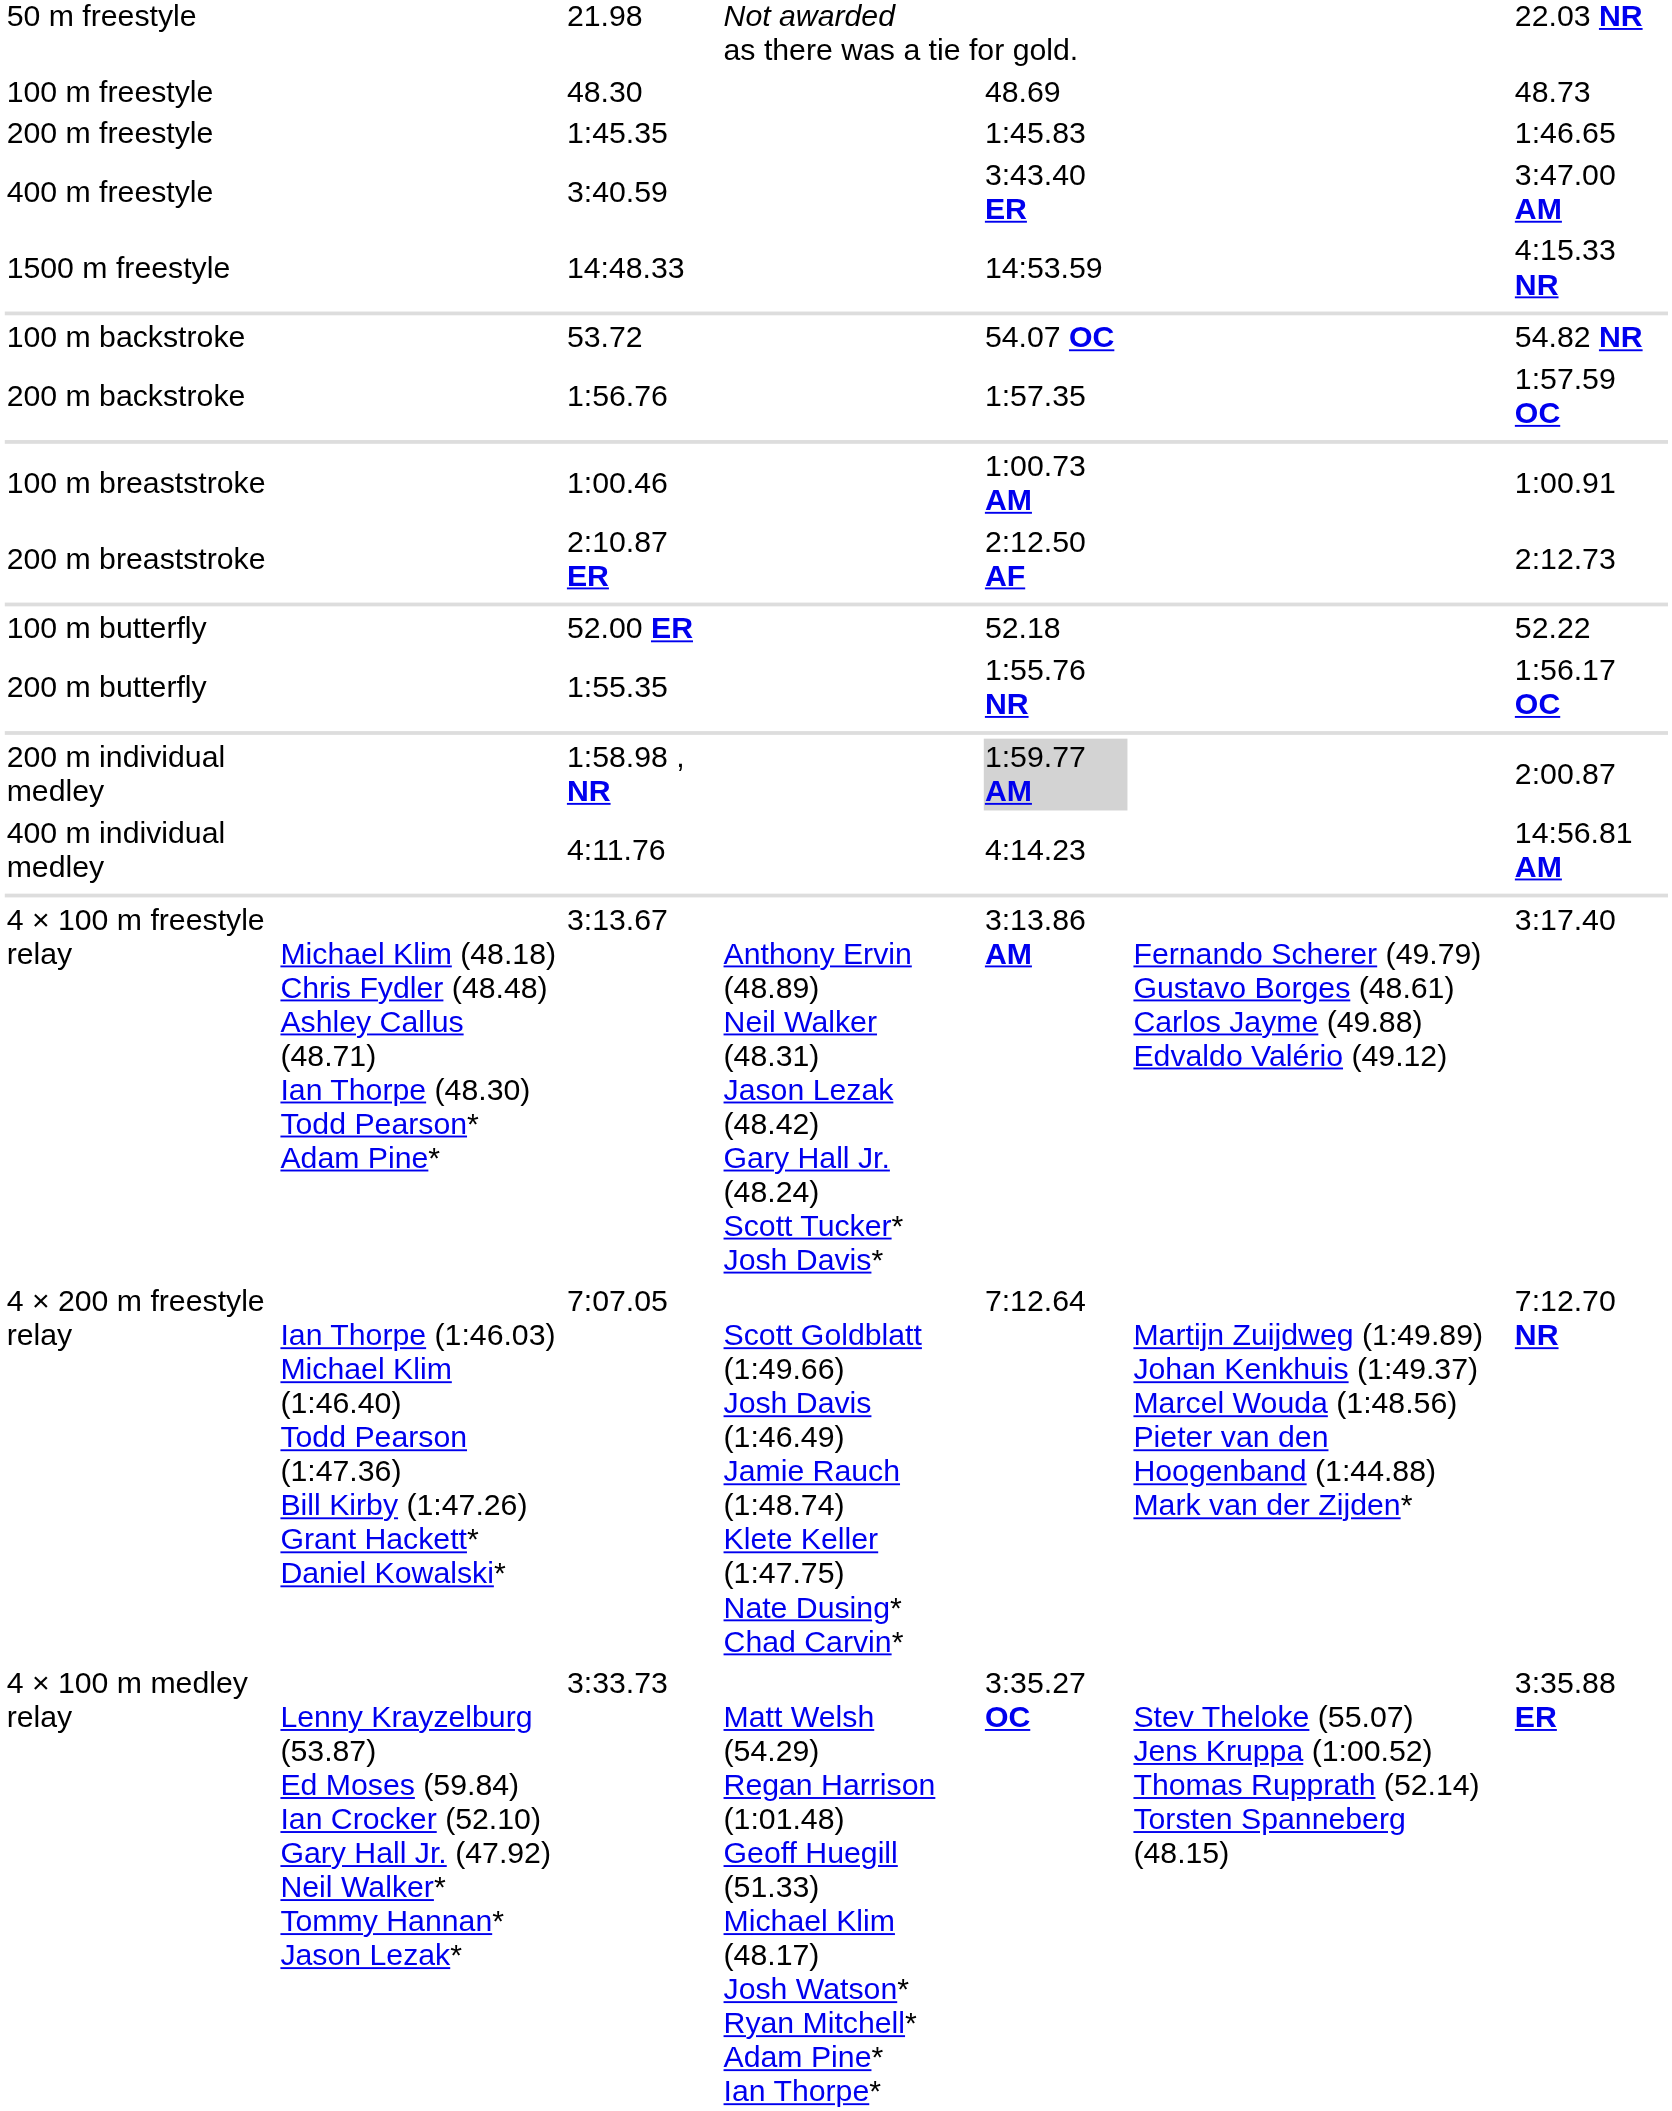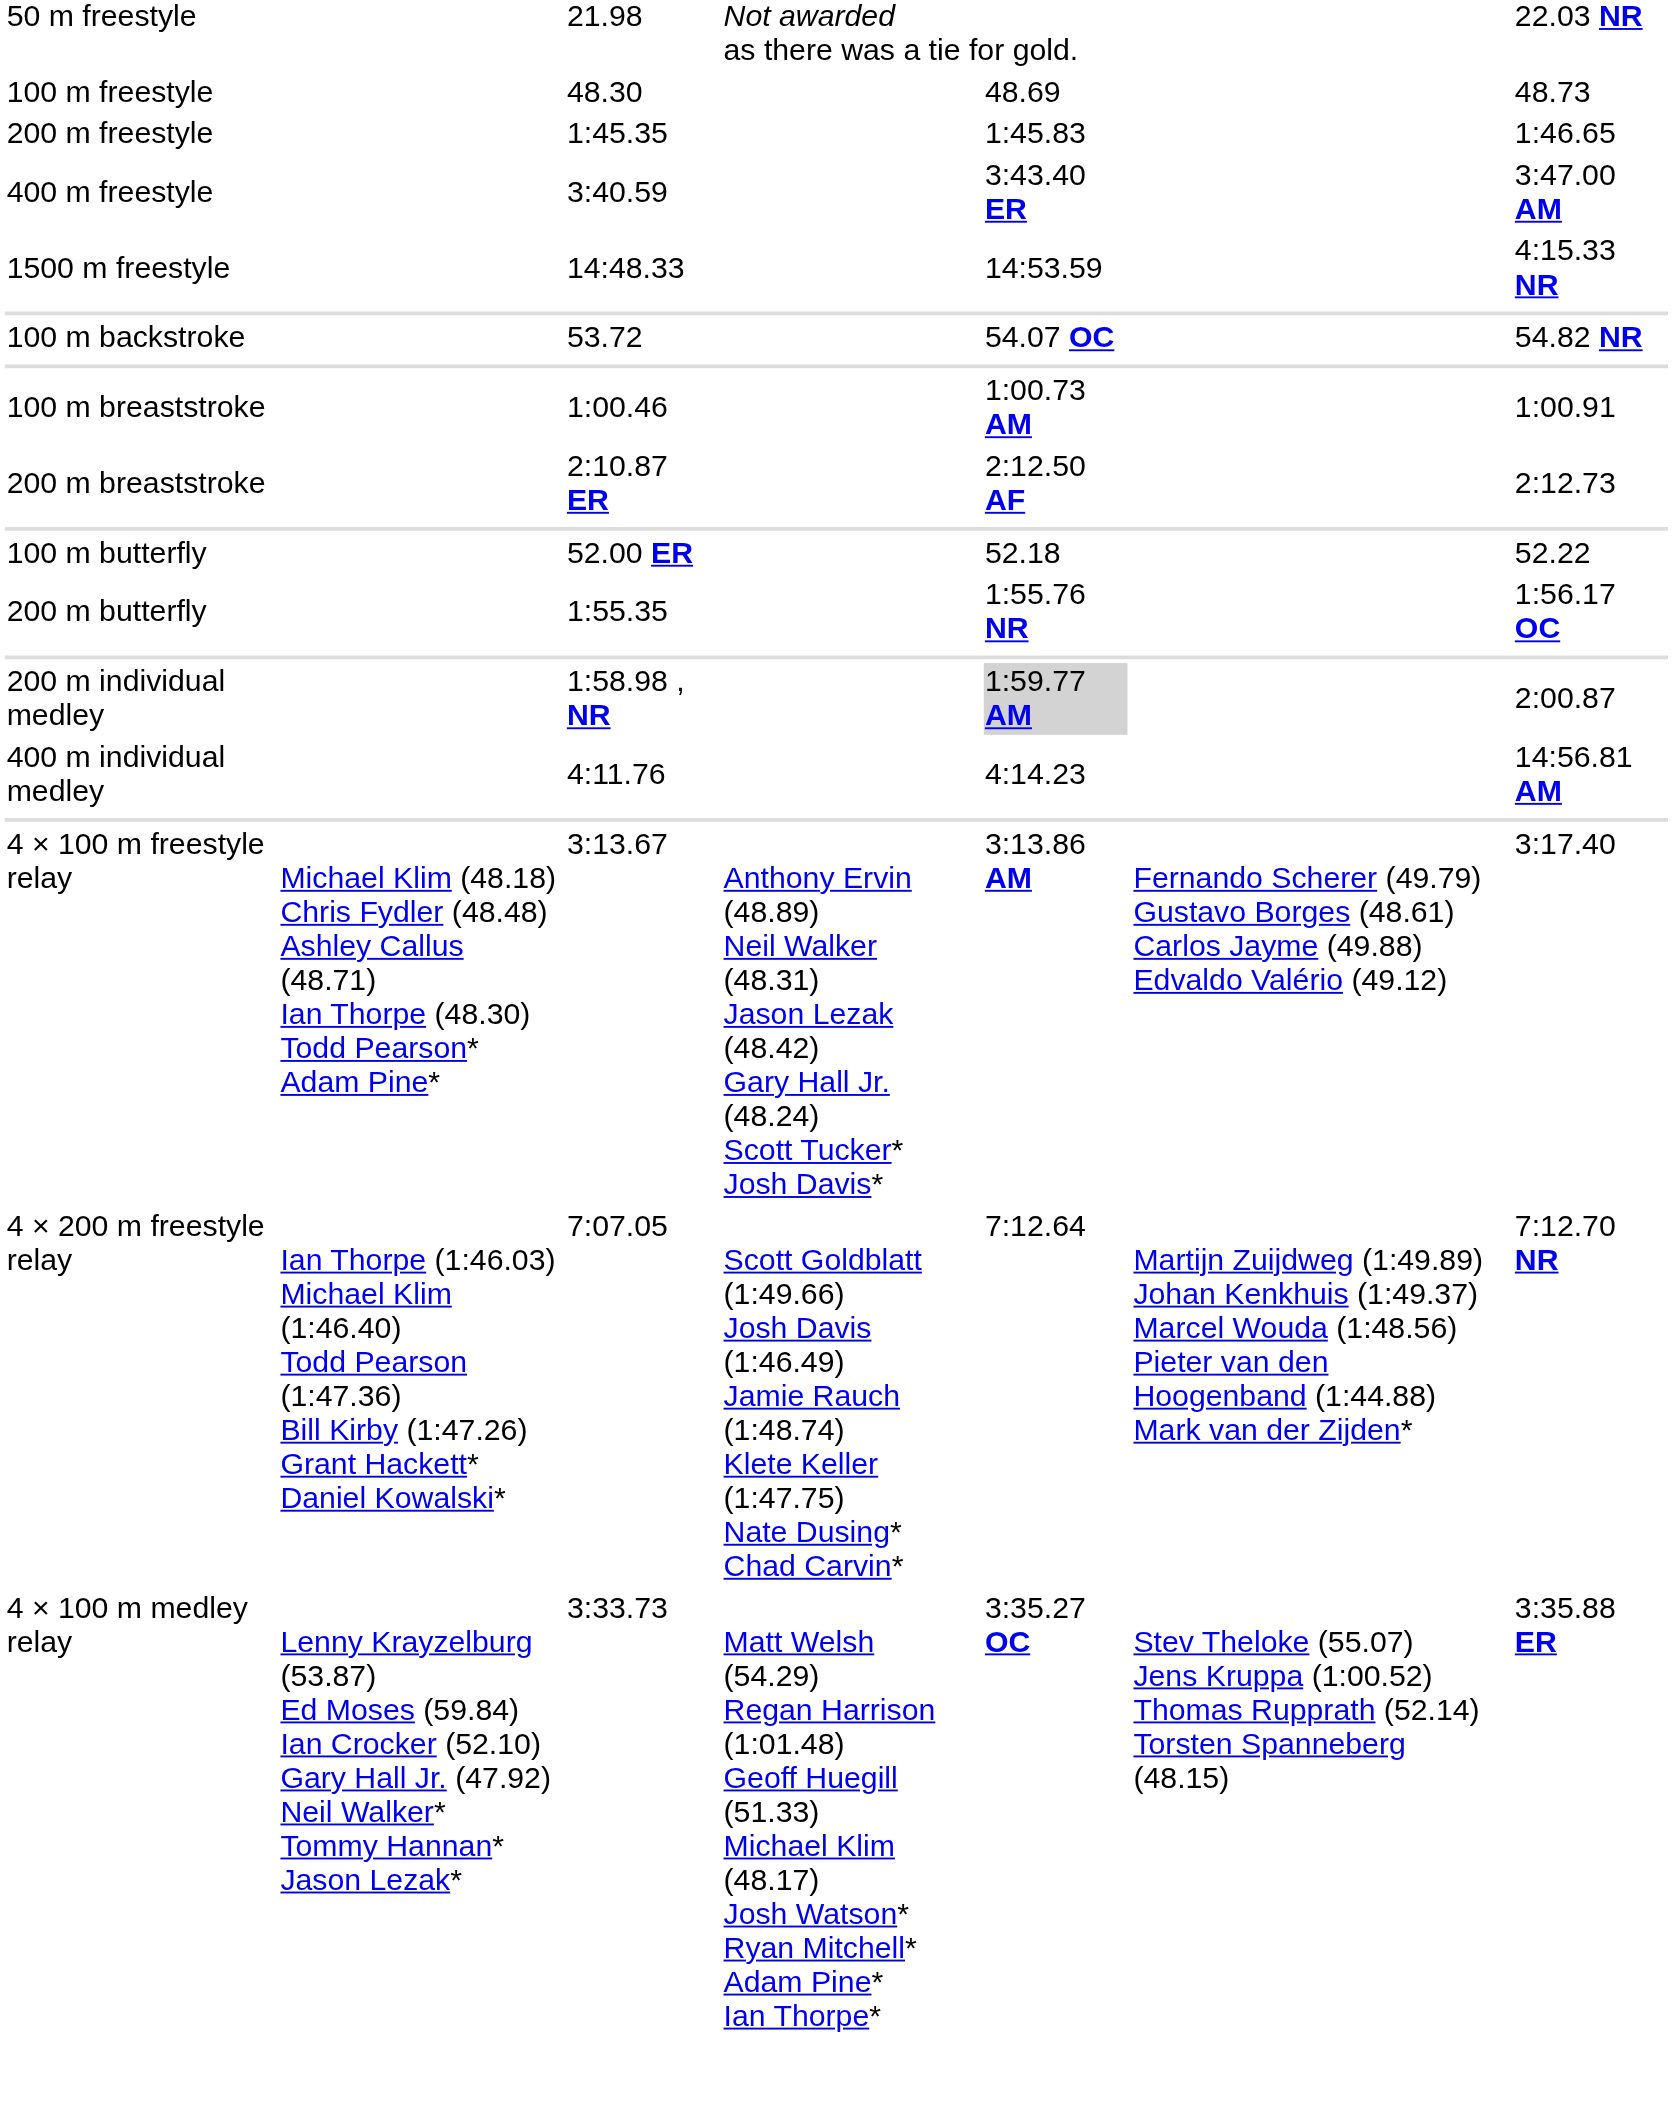- row: (126, 396)
